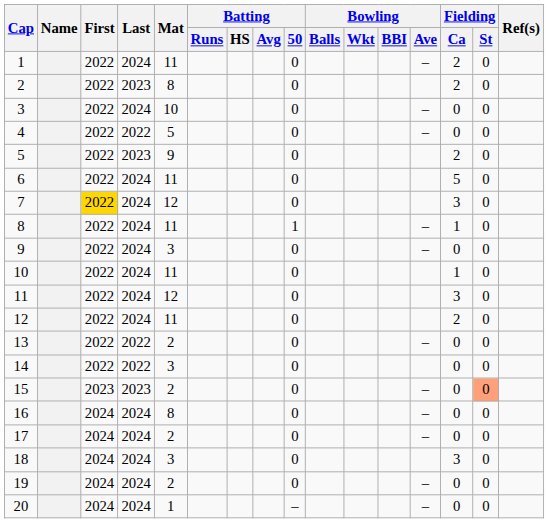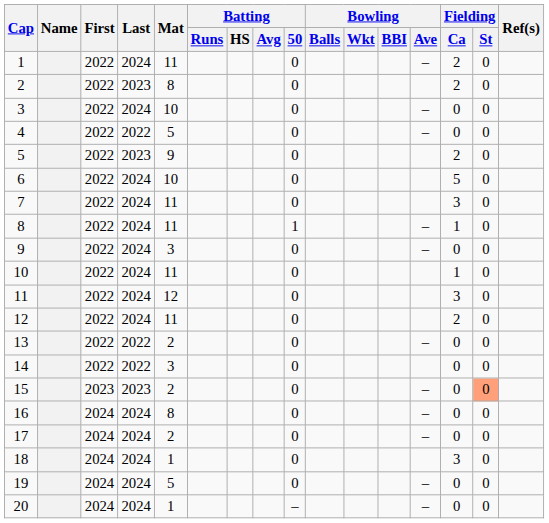(171, 179) 11 -> (171, 179) 10
(100, 202) gold background -> (100, 202) no background
(171, 202) 12 -> (171, 202) 11
(171, 459) 3 -> (171, 459) 1
(171, 483) 2 -> (171, 483) 5
